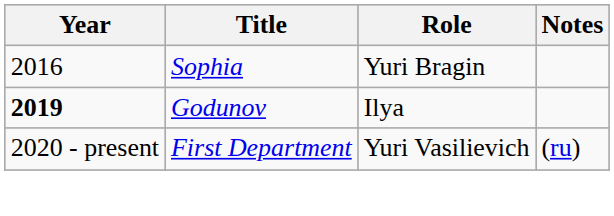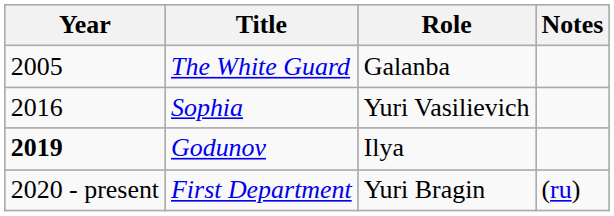+ row: (261, 66)
(425, 66) Yuri Bragin -> (447, 107) Yuri Vasilievich
(447, 148) Yuri Vasilievich -> (425, 189) Yuri Bragin
